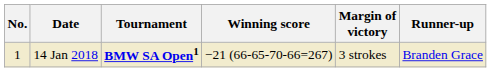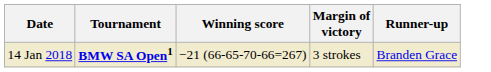- column: (17, 23)
